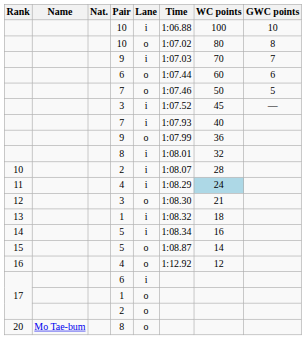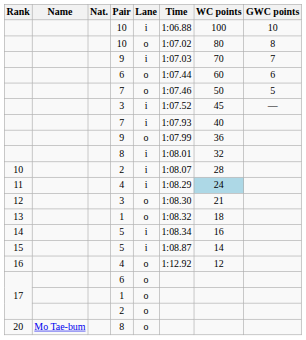(146, 216) i -> (146, 216) o
(146, 248) o -> (146, 248) i
(146, 279) i -> (146, 279) o
